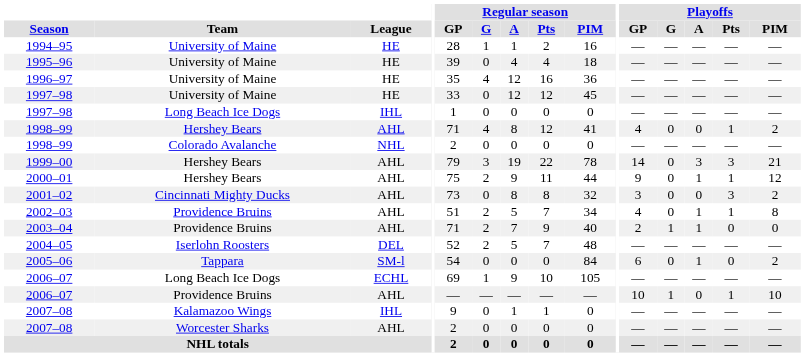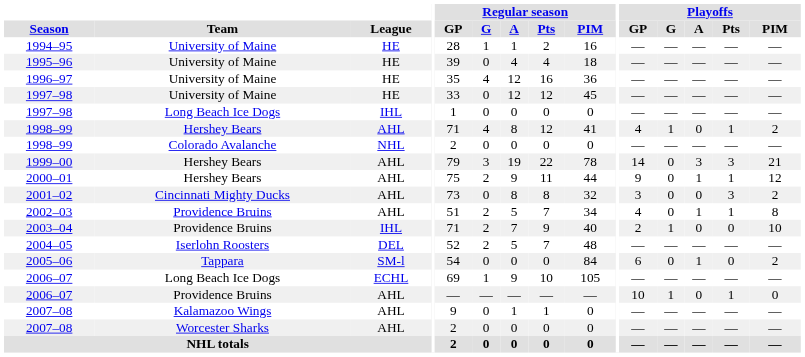(671, 128) 0 -> (671, 128) 1
(391, 228) AHL -> (391, 228) IHL
(699, 228) 1 -> (699, 228) 0
(775, 228) 0 -> (775, 228) 10
(775, 294) 10 -> (775, 294) 0
(391, 311) IHL -> (391, 311) AHL
